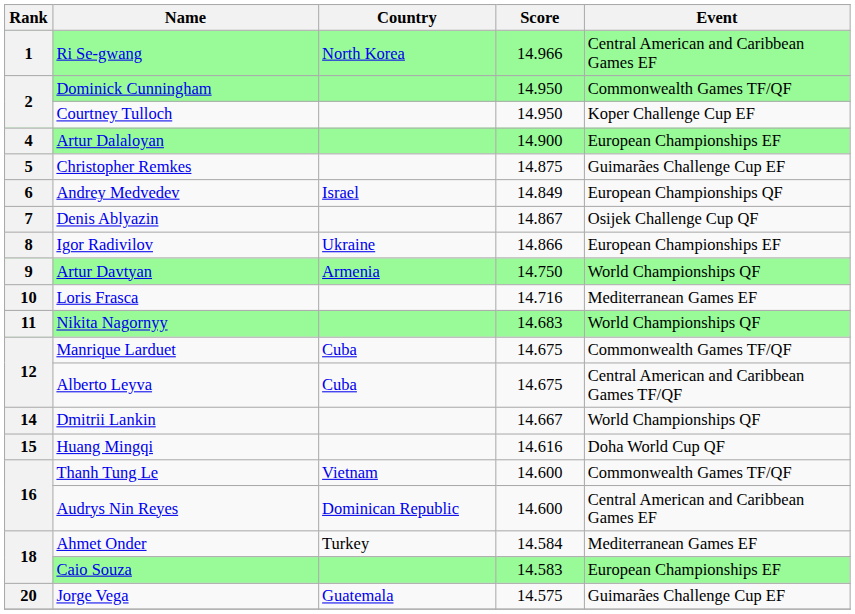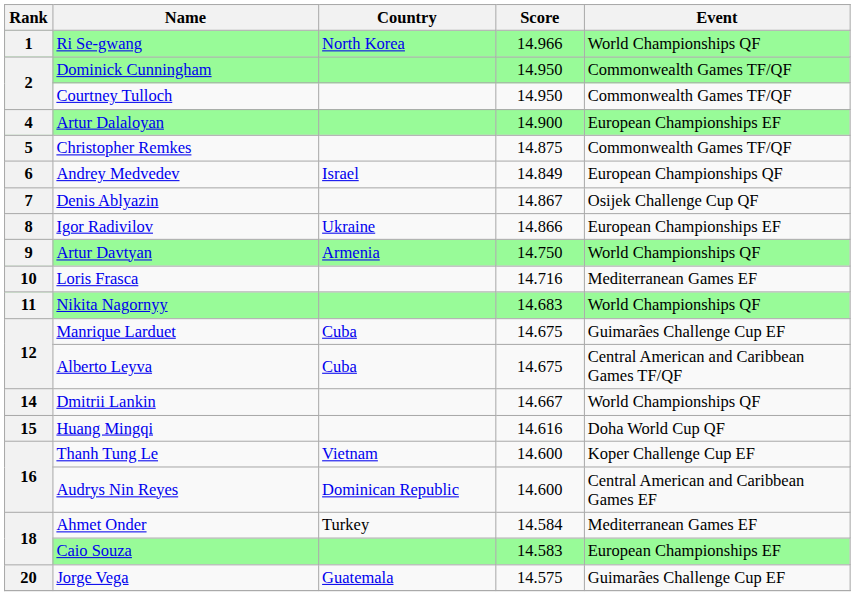(696, 52) Central American and Caribbean Games EF -> (674, 43) World Championships QF
(671, 114) Koper Challenge Cup EF -> (690, 95) Commonwealth Games TF/QF
(686, 166) Guimarães Challenge Cup EF -> (690, 148) Commonwealth Games TF/QF
(690, 349) Commonwealth Games TF/QF -> (686, 331) Guimarães Challenge Cup EF
(690, 472) Commonwealth Games TF/QF -> (671, 454) Koper Challenge Cup EF
